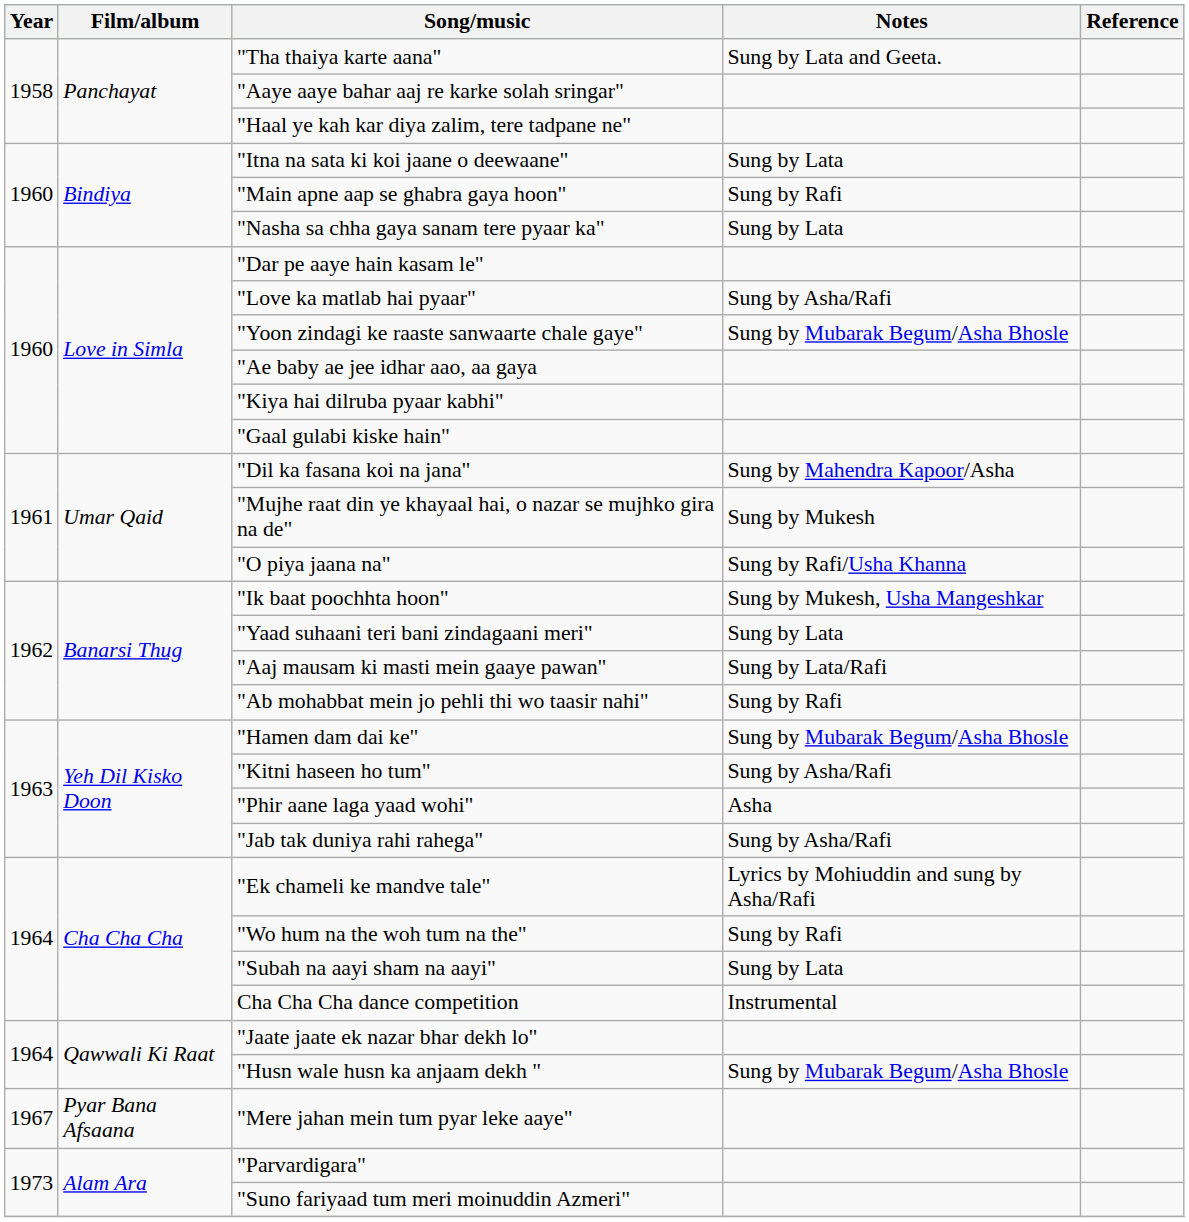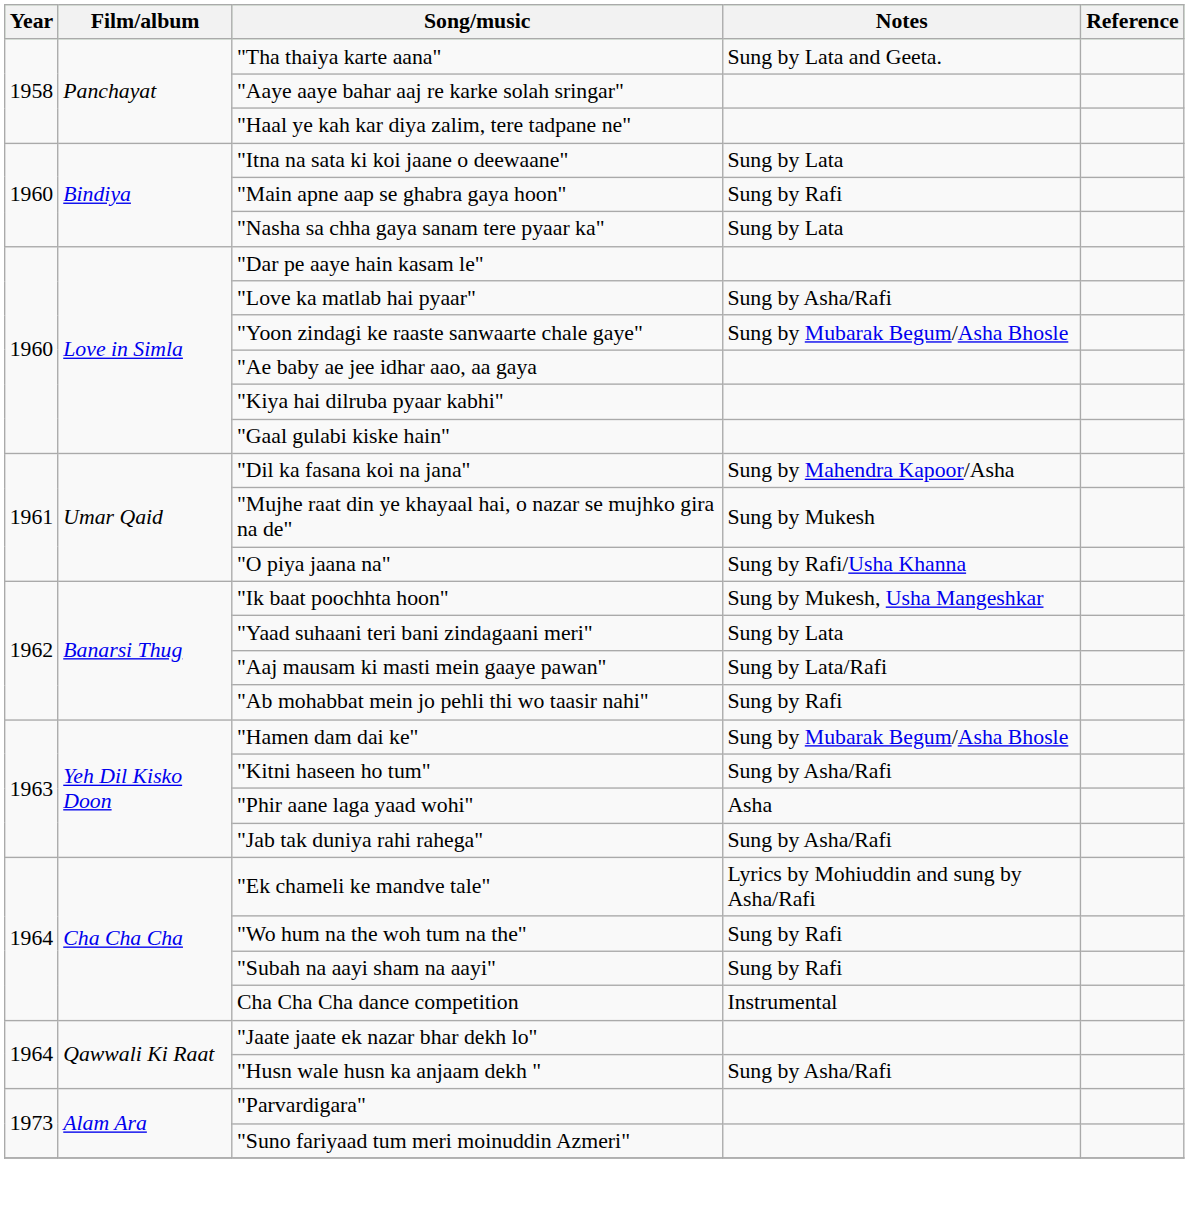(785, 967) Sung by Lata -> (785, 967) Sung by Rafi
(898, 1071) Sung by Mubarak Begum/Asha Bhosle -> (810, 1071) Sung by Asha/Rafi
- row: (405, 1118)
